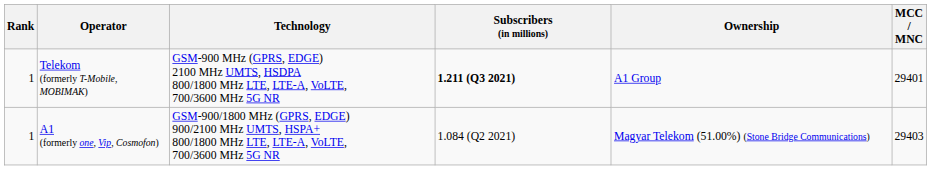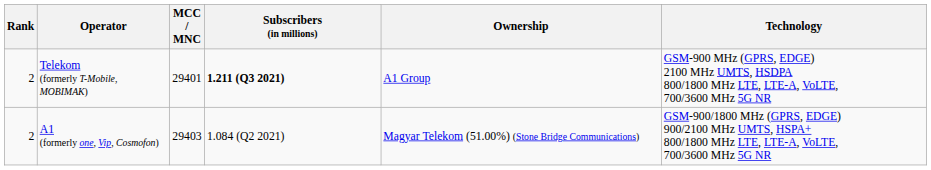columns swapped: (302, 26) <-> (909, 26)
(31, 78) 1 -> (31, 78) 2
(31, 136) 1 -> (31, 136) 2
